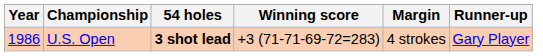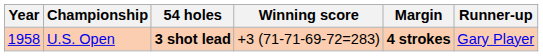(24, 39) 1986 -> (24, 39) 1958
(416, 39) normal -> (419, 39) bold
